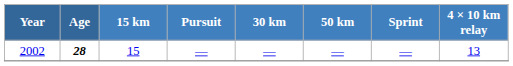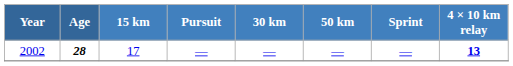(133, 50) 15 -> (133, 50) 17
(474, 50) normal -> (474, 50) bold
